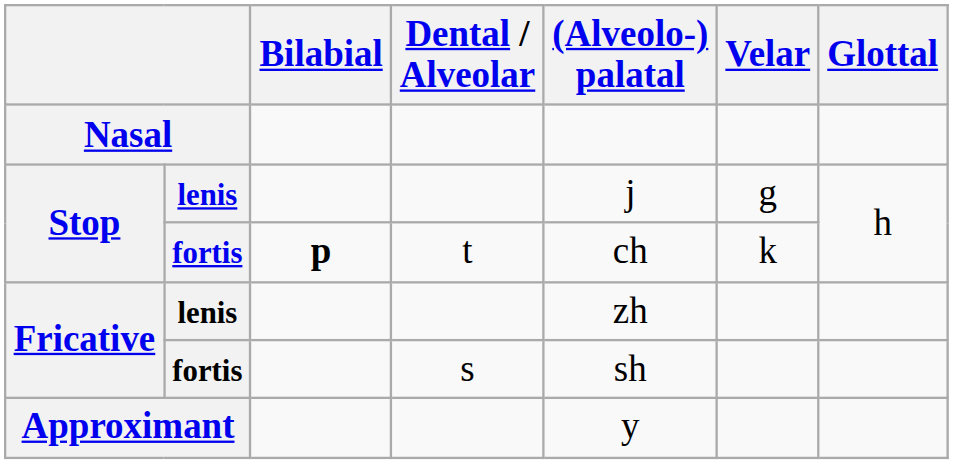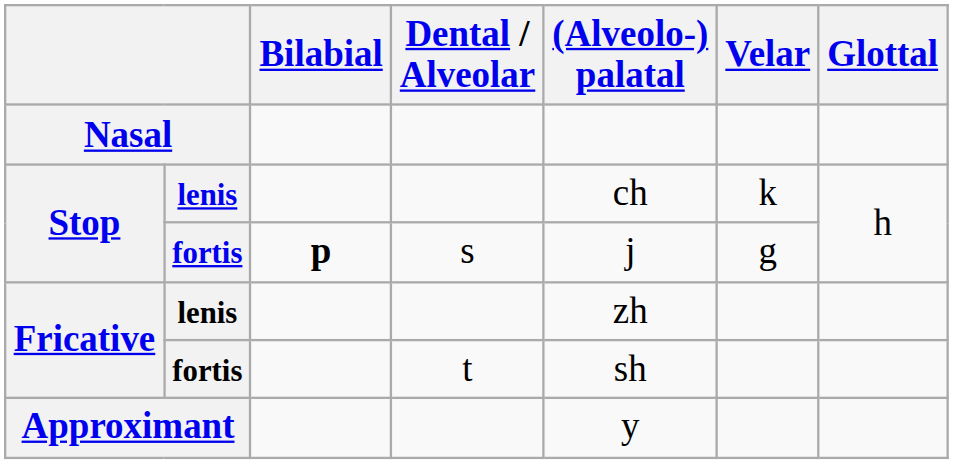(630, 192) j -> (630, 192) ch
(768, 192) g -> (768, 192) k
(467, 251) t -> (467, 251) s
(630, 251) ch -> (630, 251) j
(768, 251) k -> (768, 251) g
(467, 368) s -> (467, 368) t
